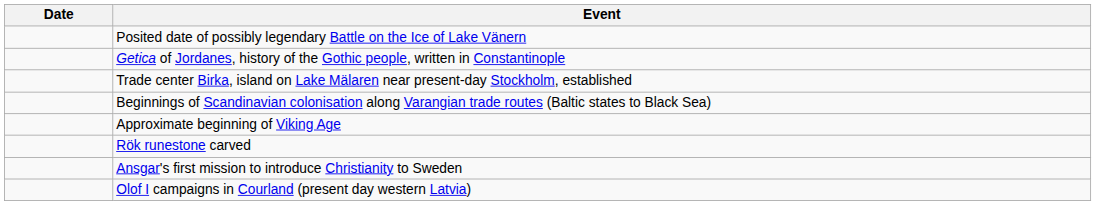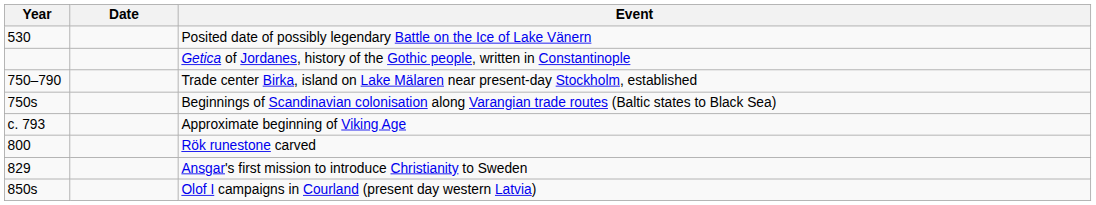+ column: (37, 15)
